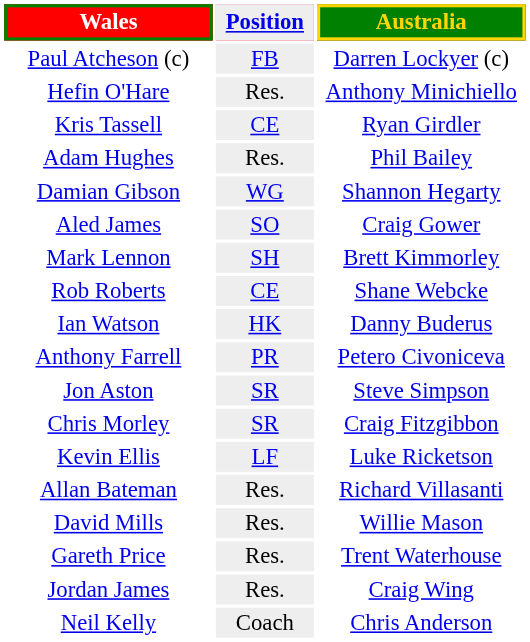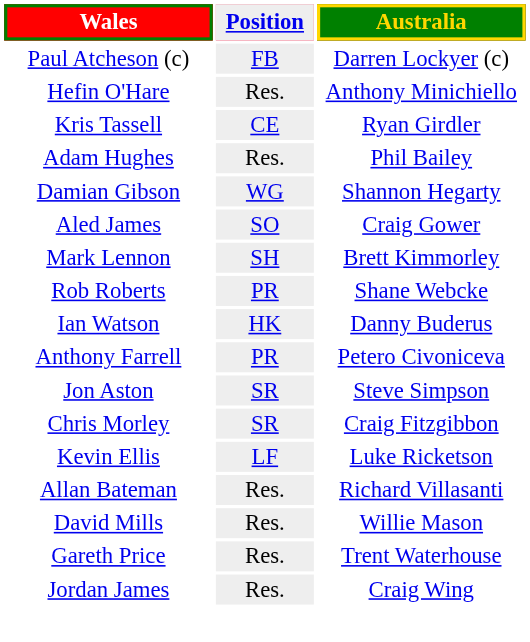(265, 290) CE -> (265, 290) PR
- row: (108, 622)
